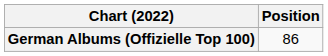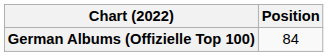(291, 39) 86 -> (291, 39) 84
